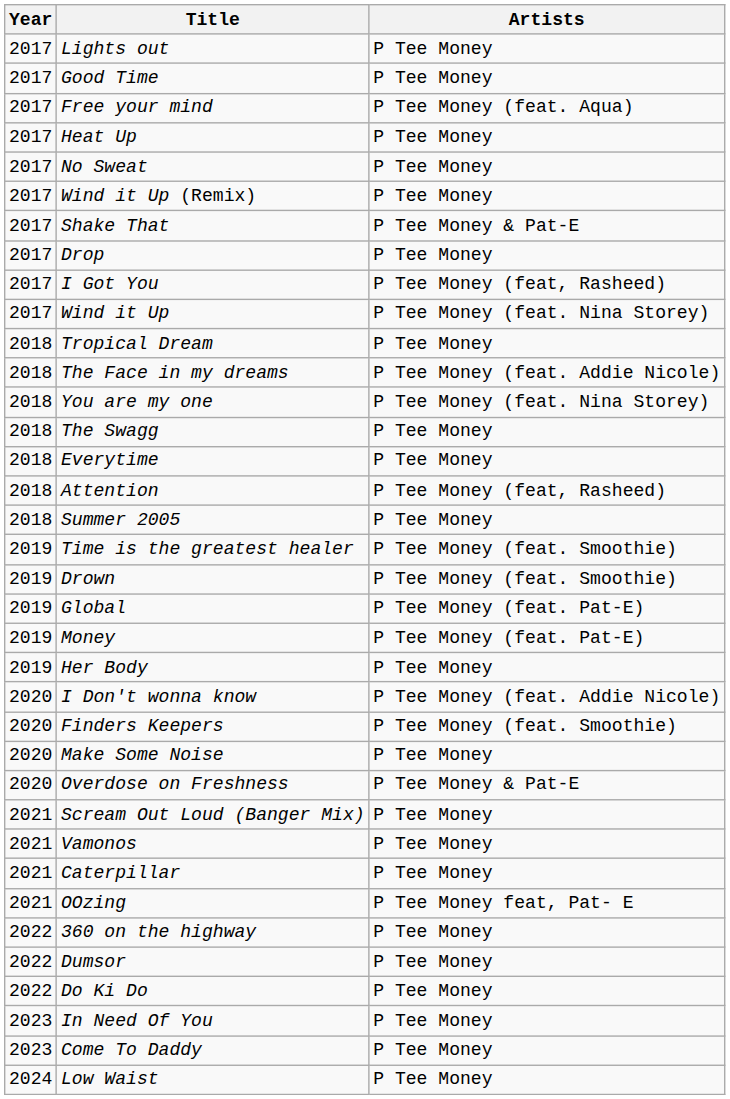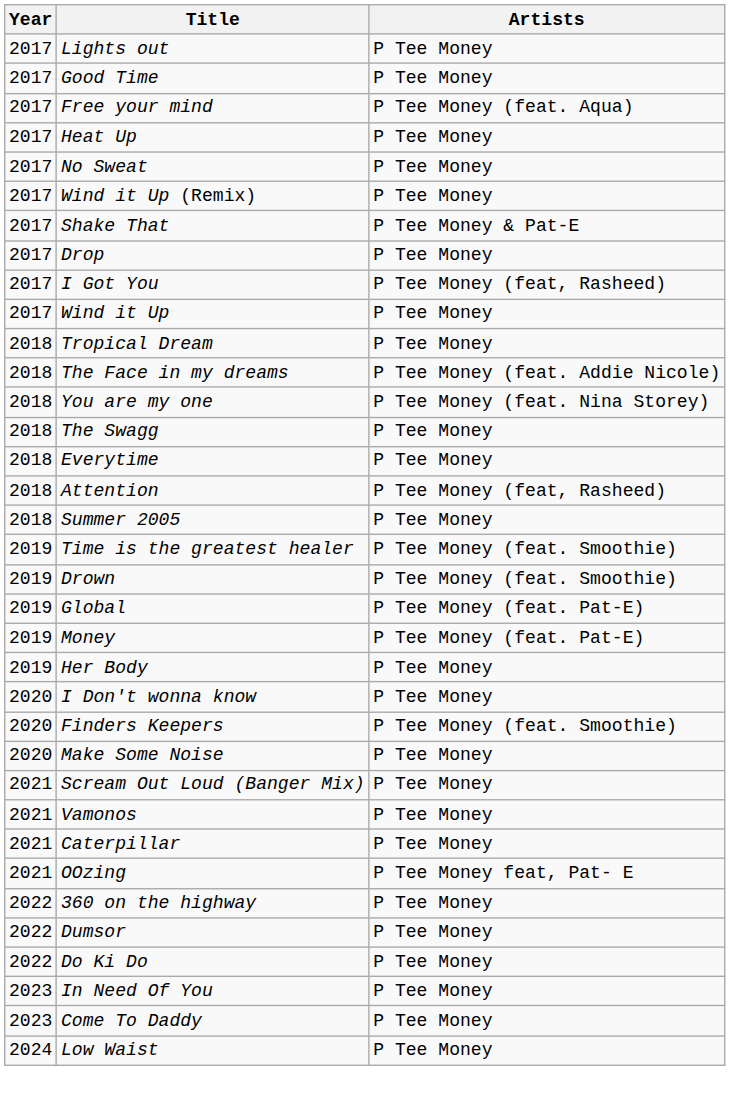(541, 314) P Tee Money (feat. Nina Storey) -> (433, 314) P Tee Money
(547, 697) P Tee Money (feat. Addie Nicole) -> (433, 697) P Tee Money
- row: (175, 785)
